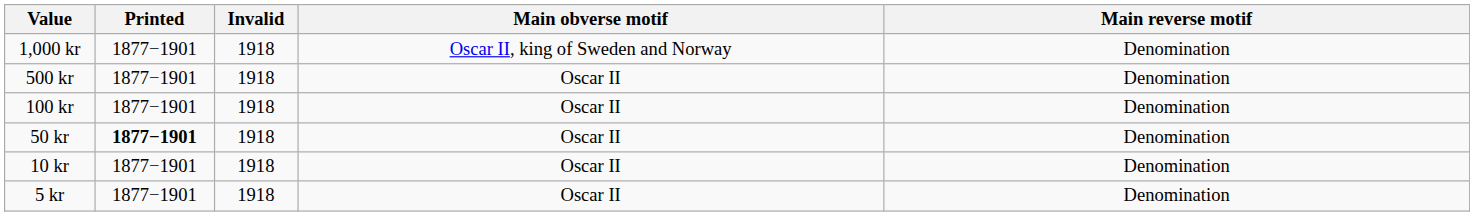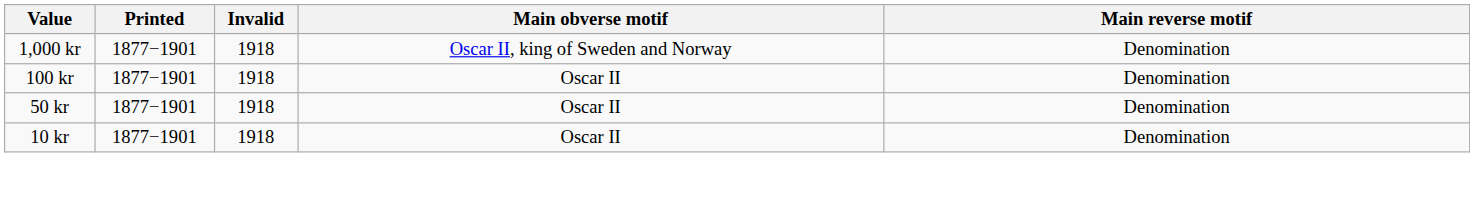- row: (50, 78)
(154, 136) bold -> (154, 107) normal
- row: (50, 195)
